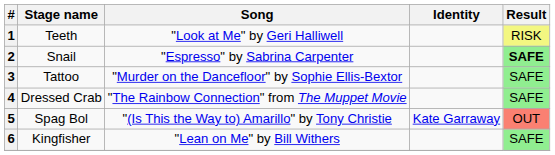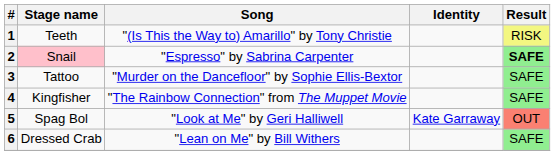(257, 35) "Look at Me" by Geri Halliwell -> (257, 35) "(Is This the Way to) Amarillo" by Tony Christie
(61, 56) no background -> (61, 56) pink background
(61, 98) Dressed Crab -> (61, 98) Kingfisher
(257, 118) "(Is This the Way to) Amarillo" by Tony Christie -> (257, 118) "Look at Me" by Geri Halliwell
(61, 139) Kingfisher -> (61, 139) Dressed Crab
